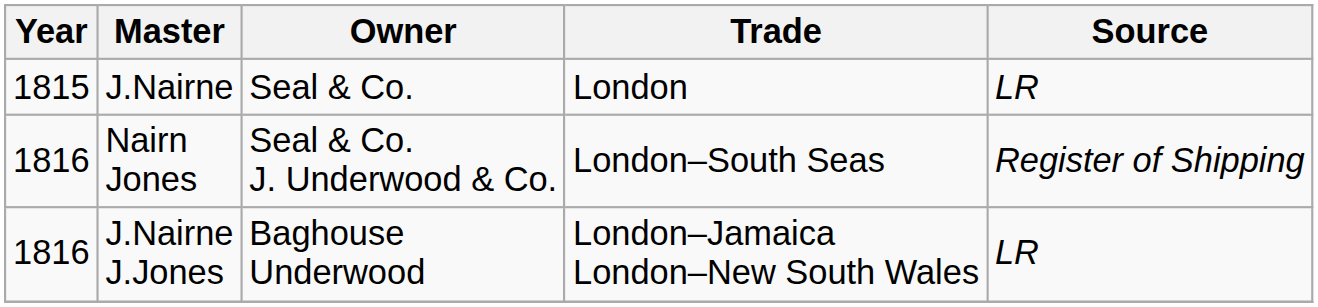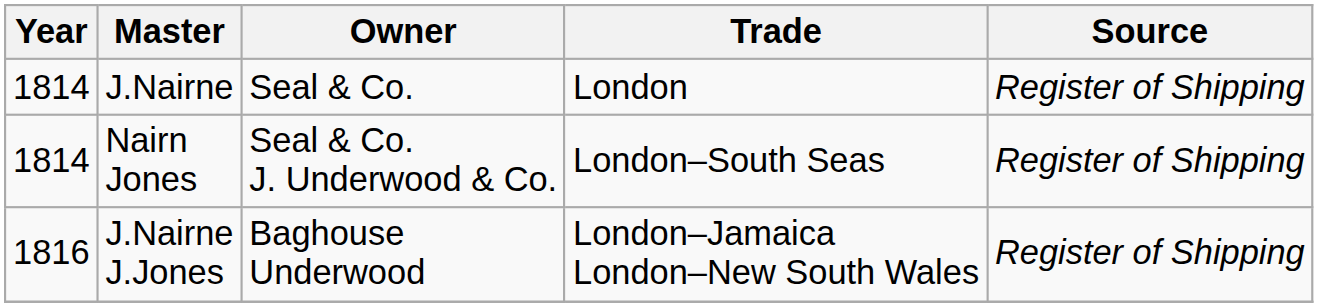(51, 86) 1815 -> (51, 86) 1814
(1017, 86) LR -> (1150, 86) Register of Shipping
(51, 160) 1816 -> (51, 160) 1814
(1017, 253) LR -> (1150, 253) Register of Shipping
